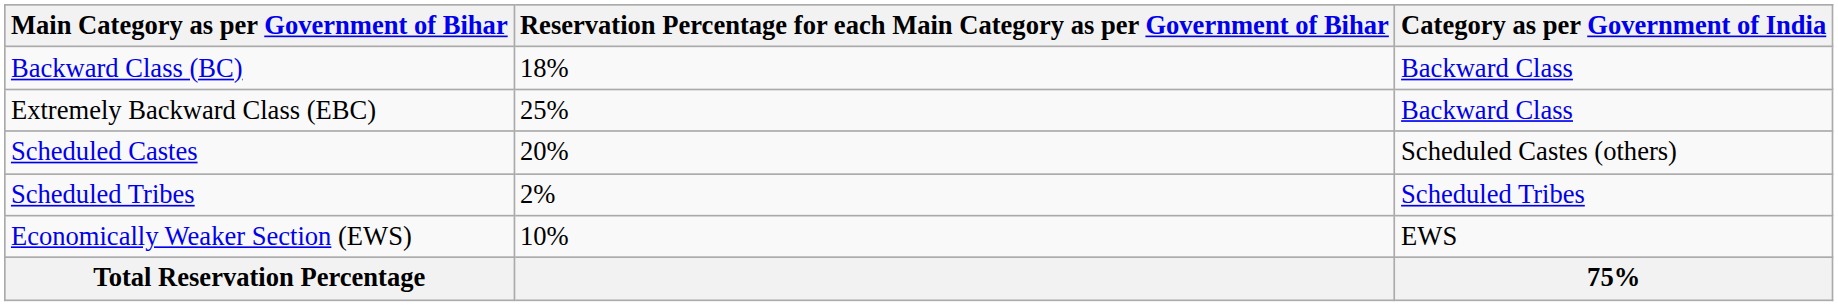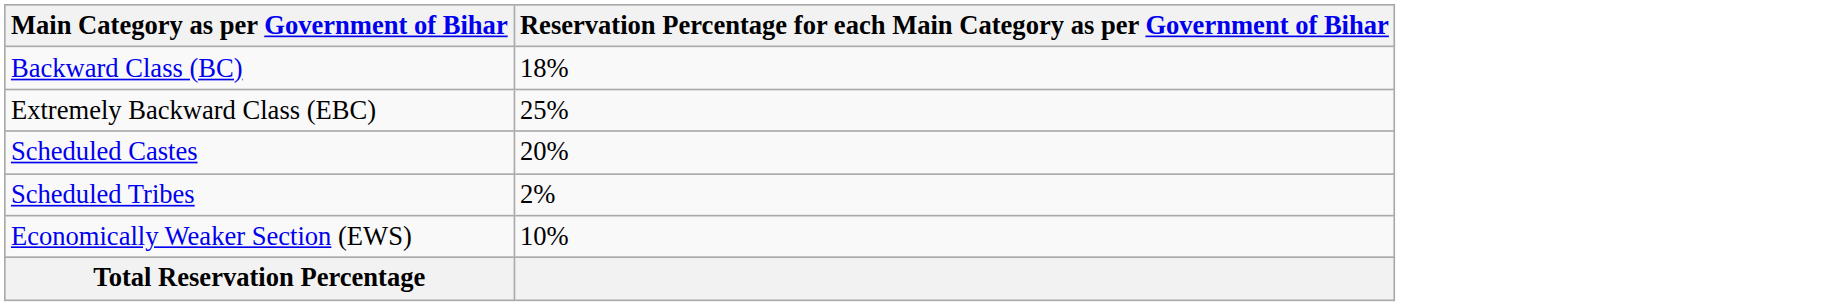- column: (1614, 25)
